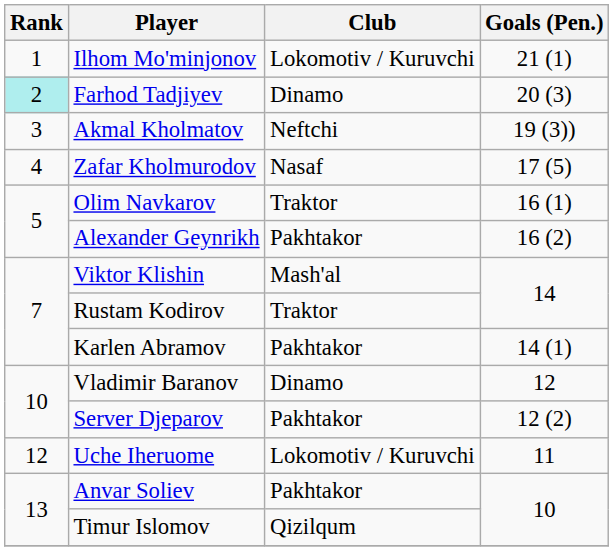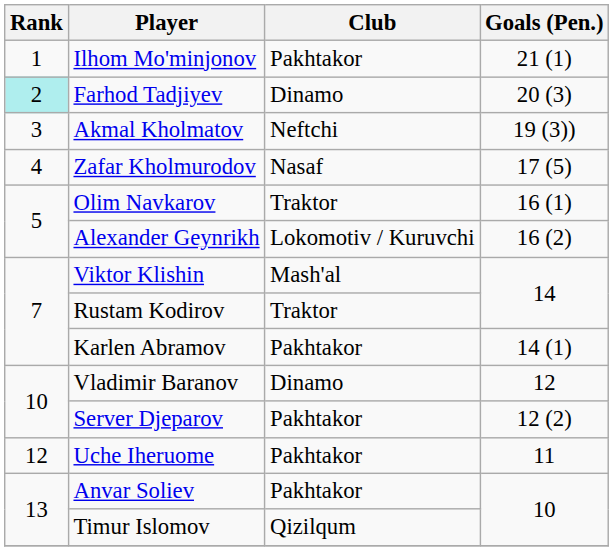(372, 58) Lokomotiv / Kuruvchi -> (316, 58) Pakhtakor
(316, 238) Pakhtakor -> (372, 238) Lokomotiv / Kuruvchi
(372, 454) Lokomotiv / Kuruvchi -> (316, 454) Pakhtakor
